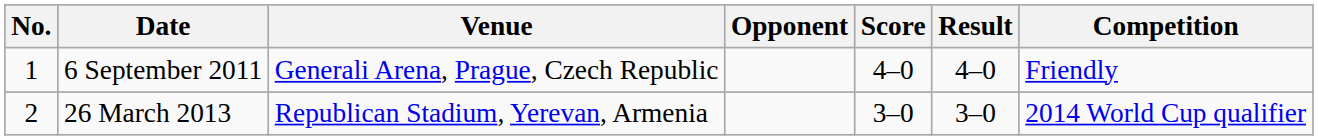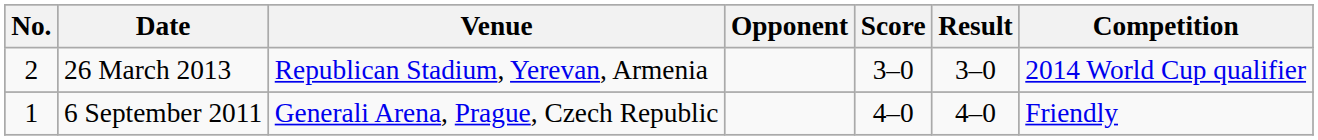rows swapped: (163, 69) <-> (148, 112)
